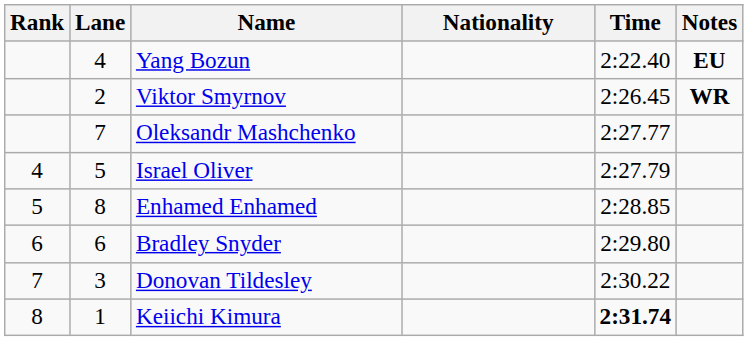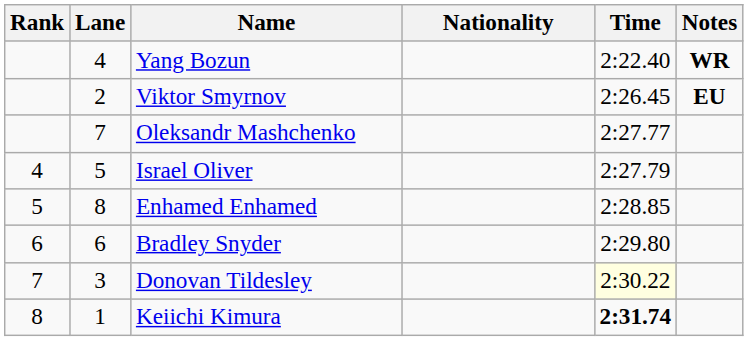(709, 59) EU -> (709, 59) WR
(709, 96) WR -> (709, 96) EU
(635, 280) no background -> (635, 280) lightyellow background
